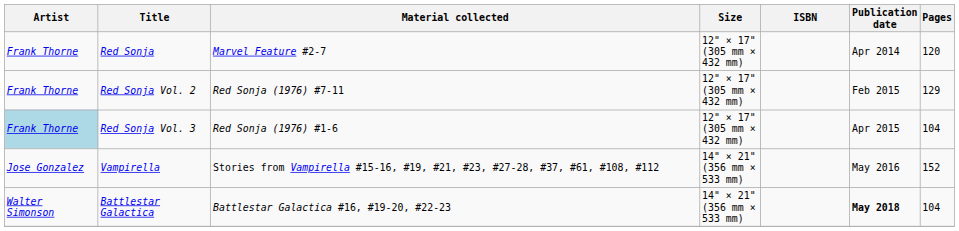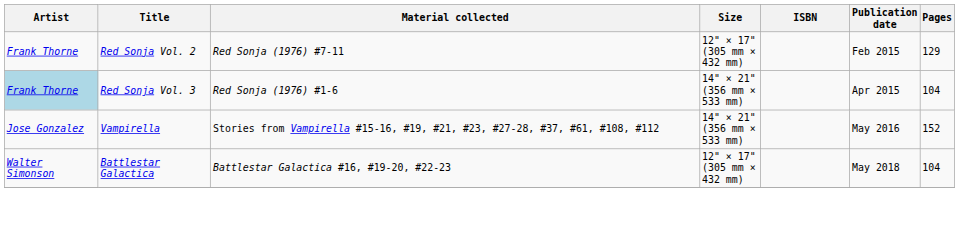- row: (127, 51)
(729, 129) 12" × 17" (305 mm × 432 mm) -> (729, 90) 14" × 21" (356 mm × 533 mm)
(729, 207) 14" × 21" (356 mm × 533 mm) -> (729, 168) 12" × 17" (305 mm × 432 mm)
(876, 207) bold -> (876, 168) normal
